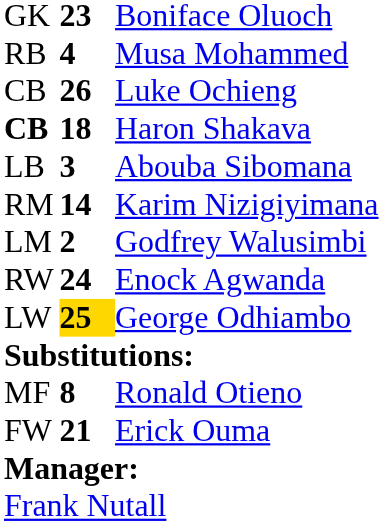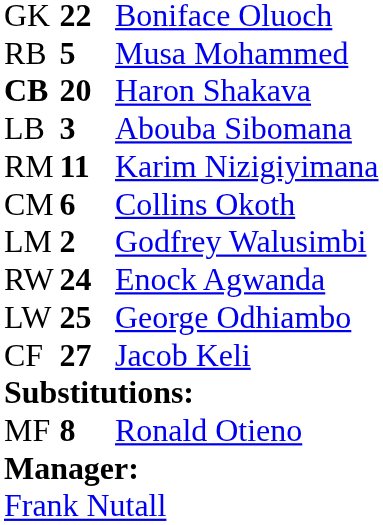(75, 15) 23 -> (75, 15) 22
(67, 53) 4 -> (67, 53) 5
- row: (206, 90)
(75, 128) 18 -> (75, 90) 20
(75, 203) 14 -> (75, 166) 11
+ row: (205, 203)
(75, 317) gold background -> (75, 317) no background
+ row: (183, 354)
- row: (193, 430)
